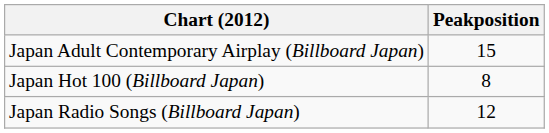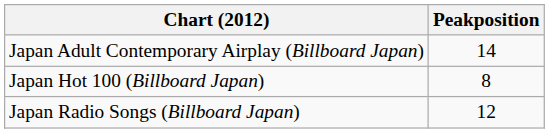(486, 50) 15 -> (486, 50) 14
